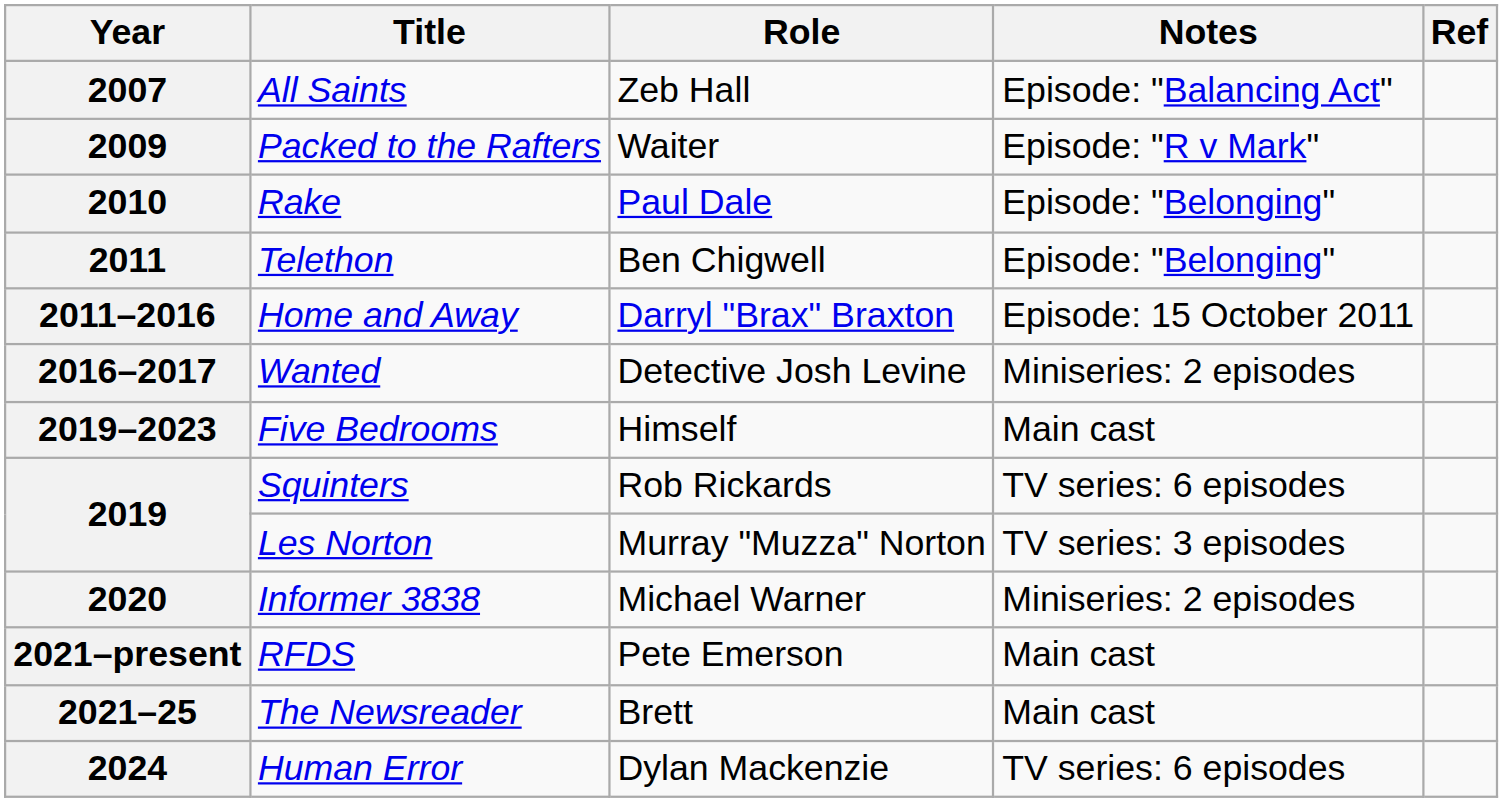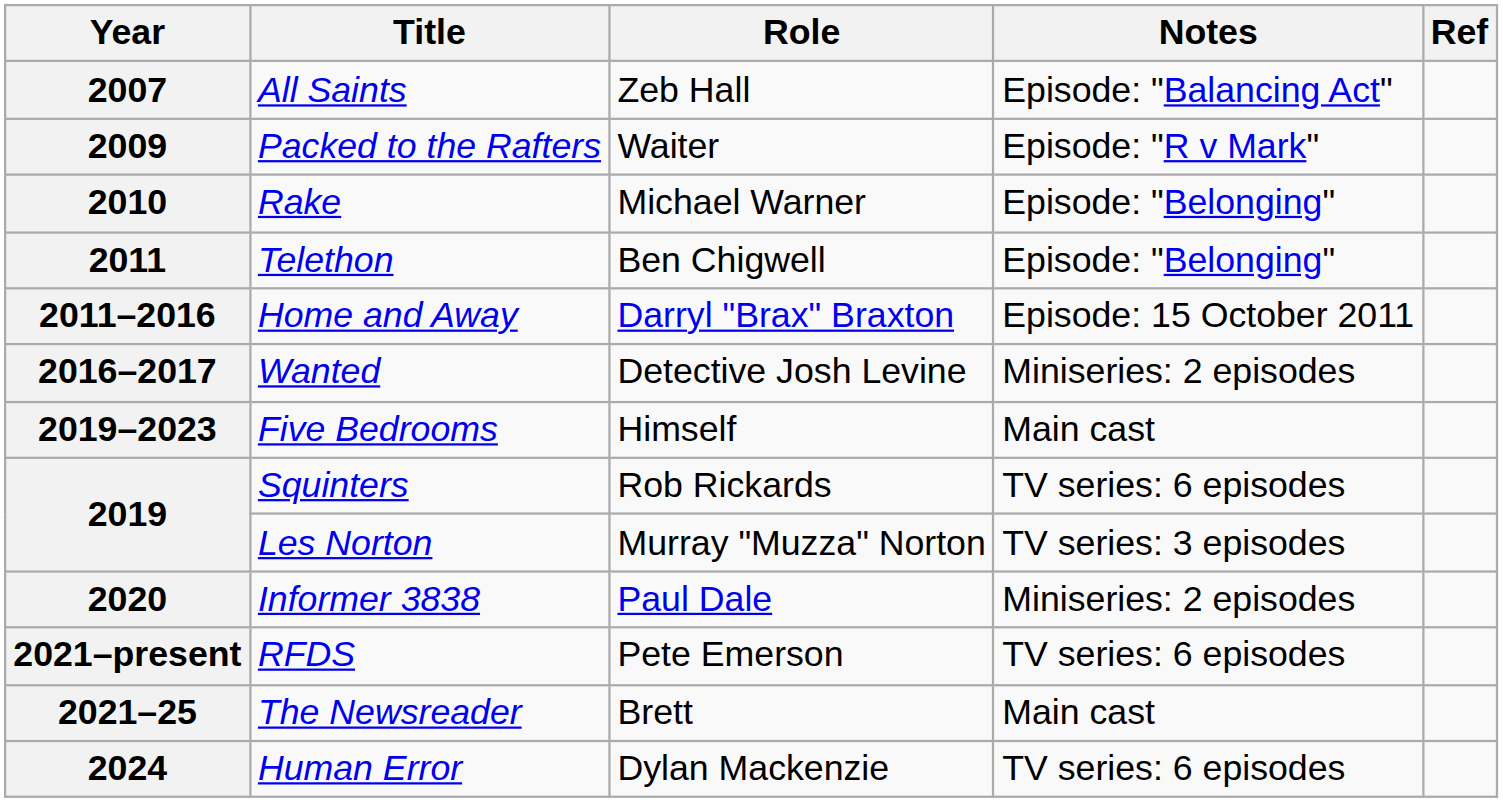(695, 202) Paul Dale -> (742, 202) Michael Warner
(742, 598) Michael Warner -> (695, 598) Paul Dale
(1079, 655) Main cast -> (1174, 655) TV series: 6 episodes
